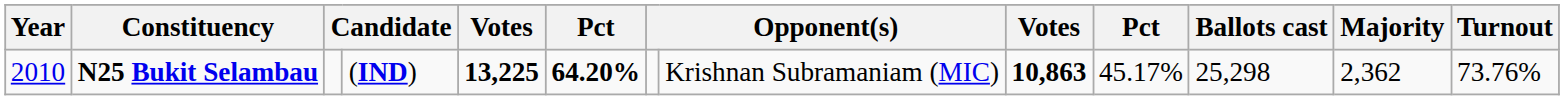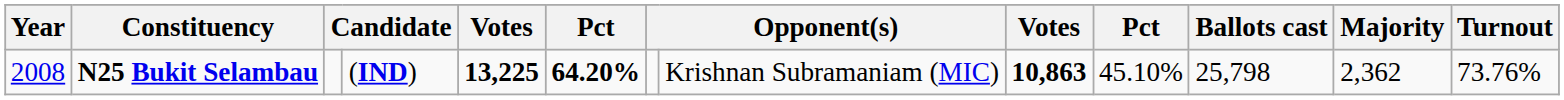(38, 71) 2010 -> (38, 71) 2008
(1141, 71) 45.17% -> (1141, 71) 45.10%
(1233, 71) 25,298 -> (1233, 71) 25,798
